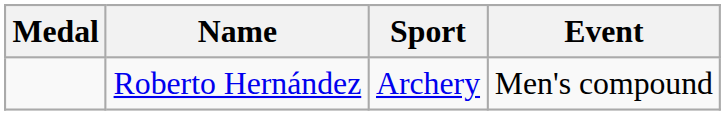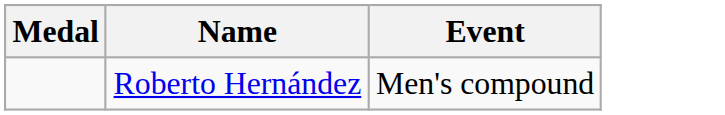- column: (428, 30)
